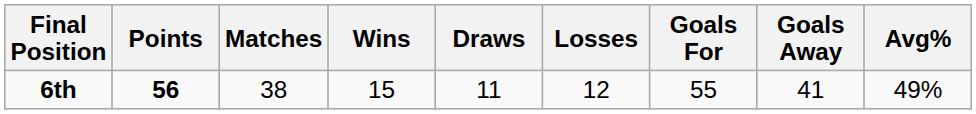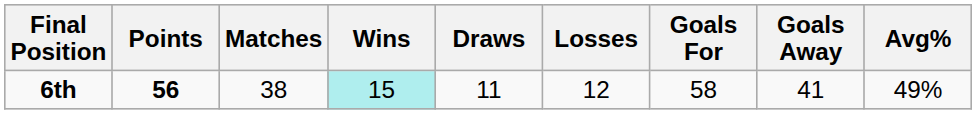(382, 90) no background -> (382, 90) paleturquoise background
(704, 90) 55 -> (704, 90) 58
